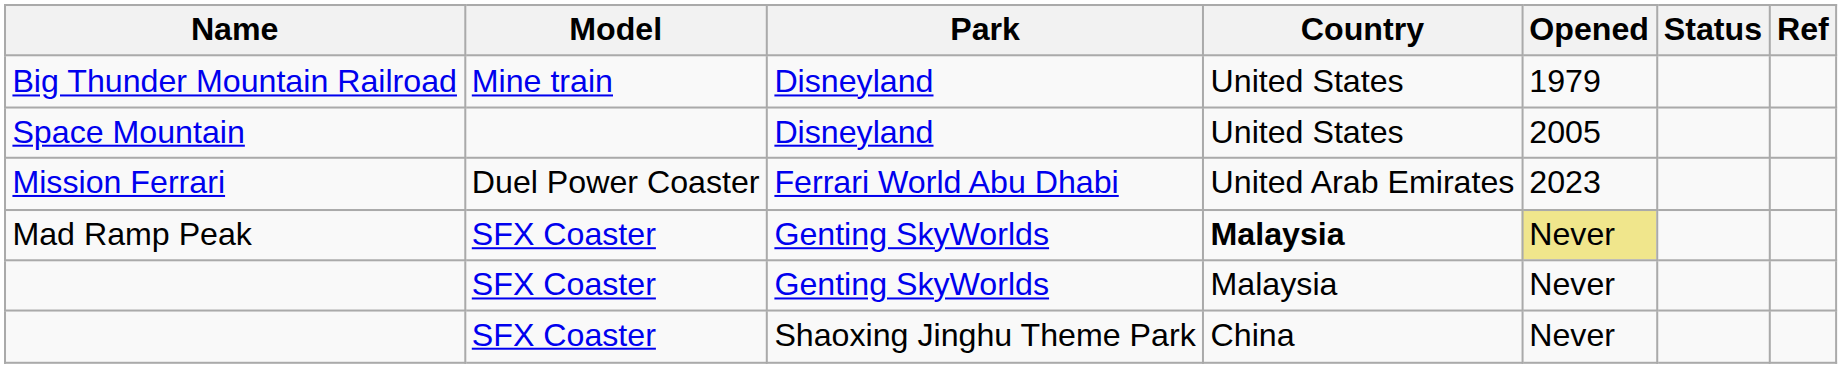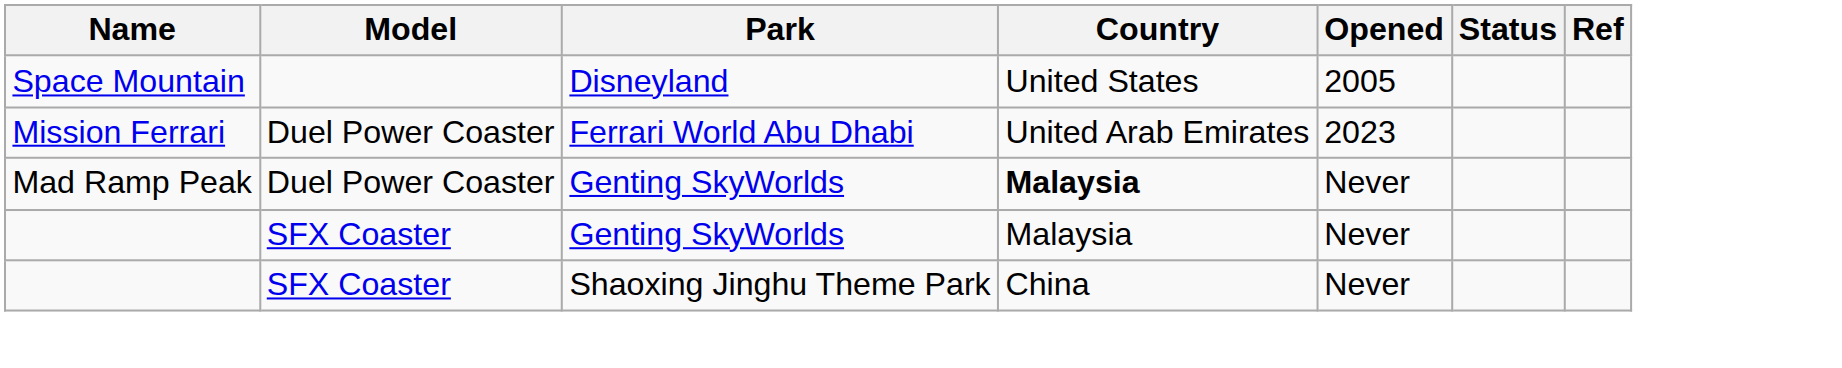- row: (235, 81)
(564, 234) SFX Coaster -> (411, 183) Duel Power Coaster
(1572, 234) khaki background -> (1367, 183) no background
